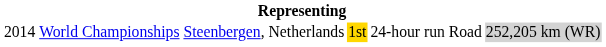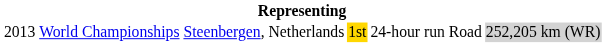(20, 32) 2014 -> (20, 32) 2013
